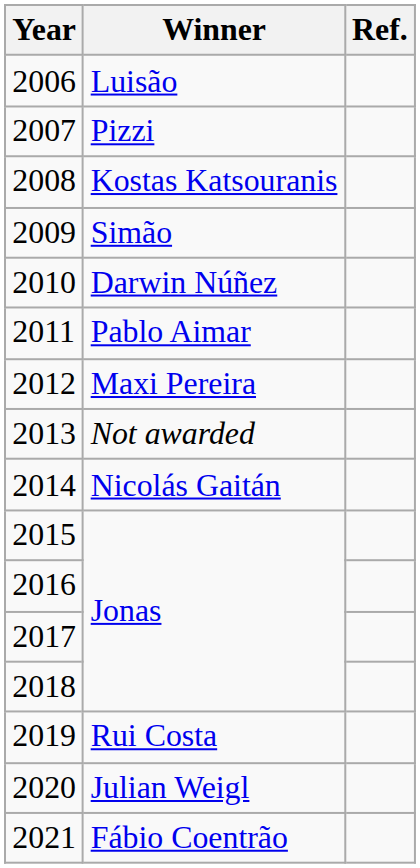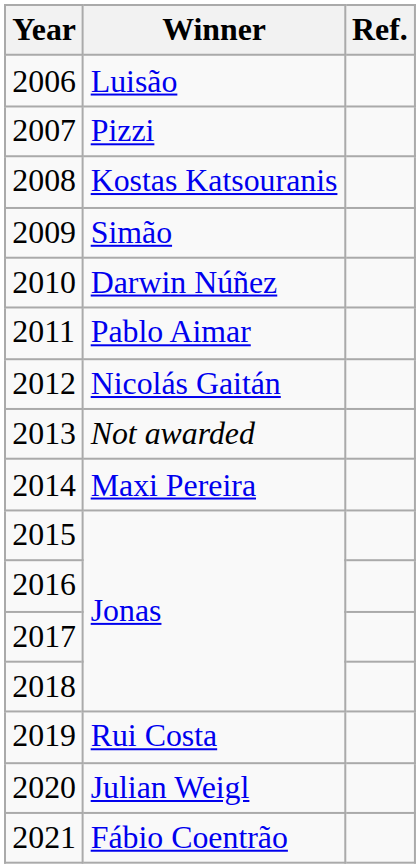(173, 383) Maxi Pereira -> (186, 383) Nicolás Gaitán
(186, 484) Nicolás Gaitán -> (173, 484) Maxi Pereira
